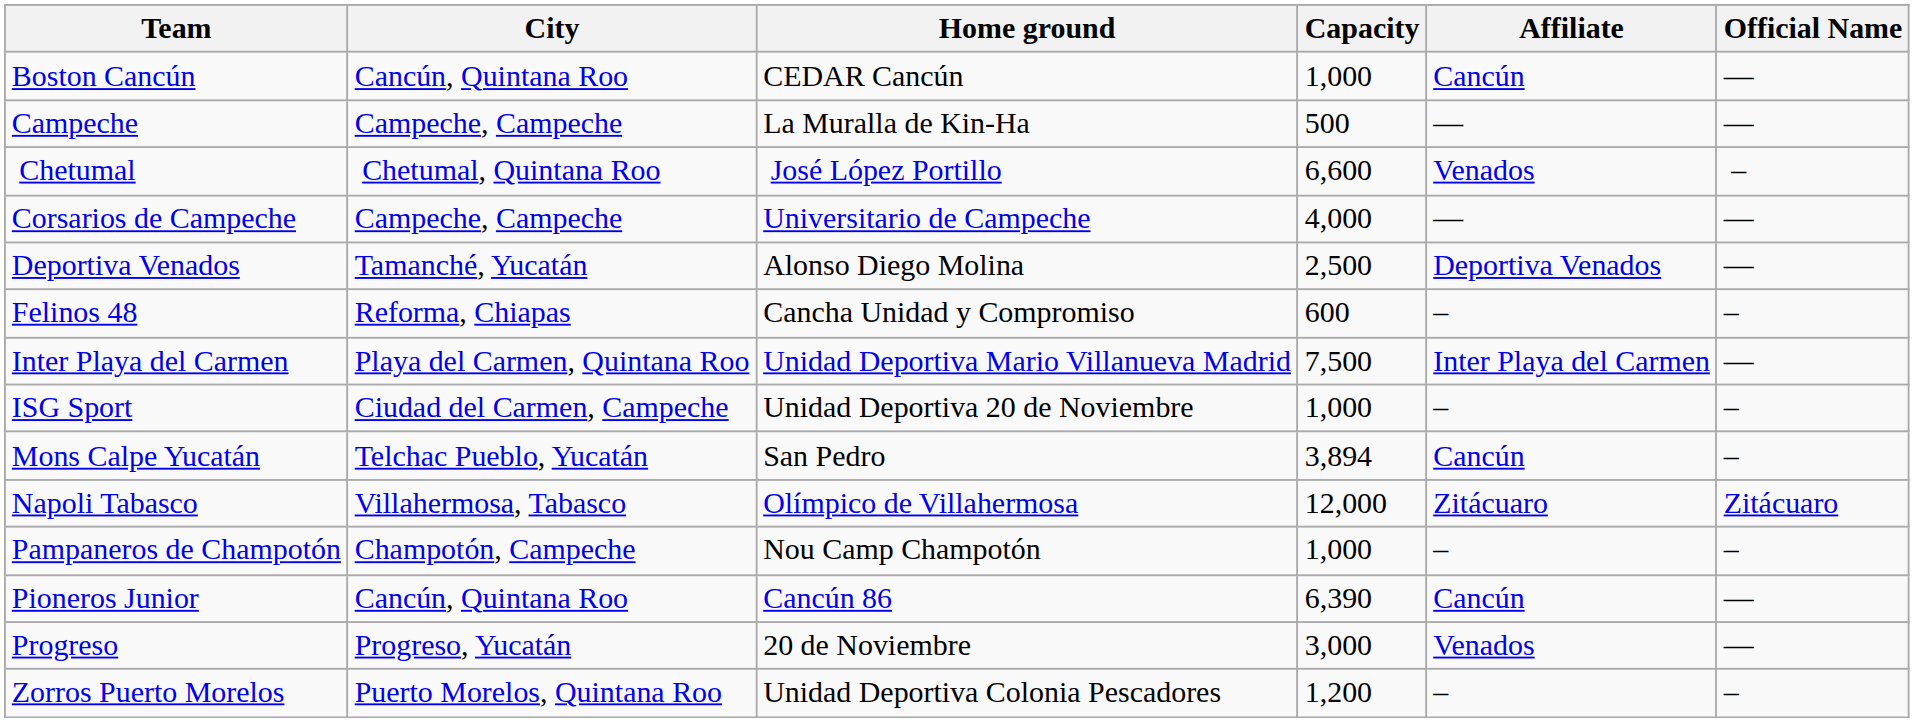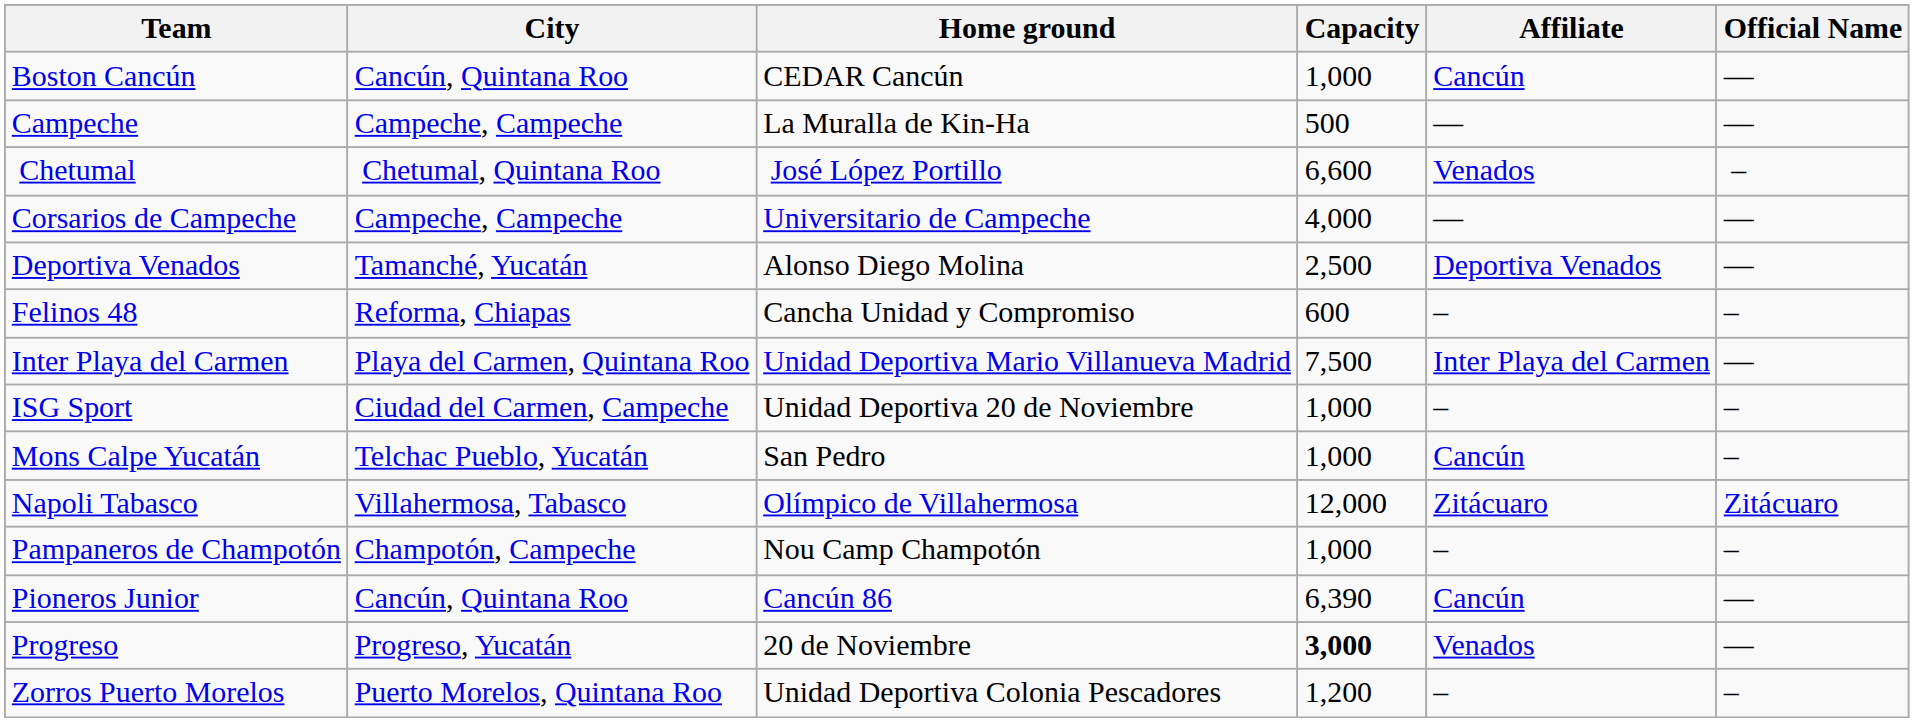(1338, 455) 3,894 -> (1338, 455) 1,000
(1338, 645) normal -> (1338, 645) bold
